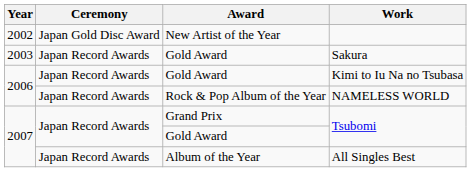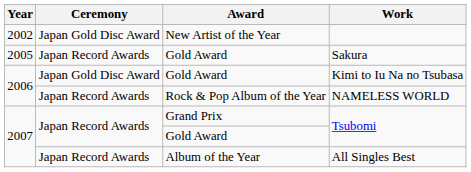(20, 55) 2003 -> (20, 55) 2005
(94, 75) Japan Record Awards -> (99, 75) Japan Gold Disc Award
